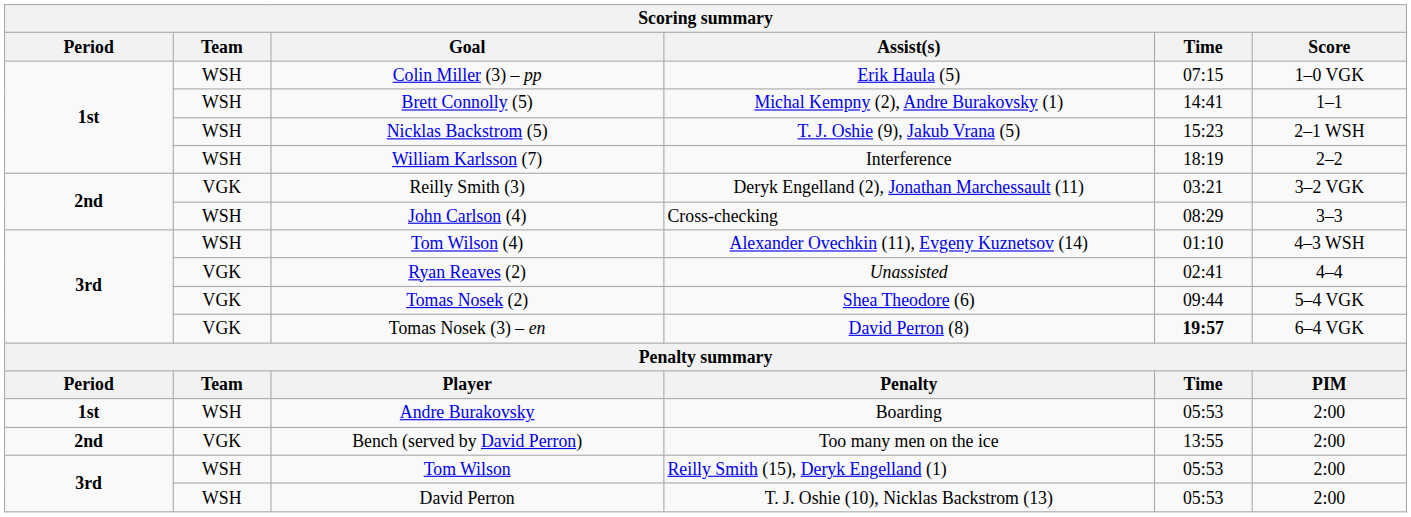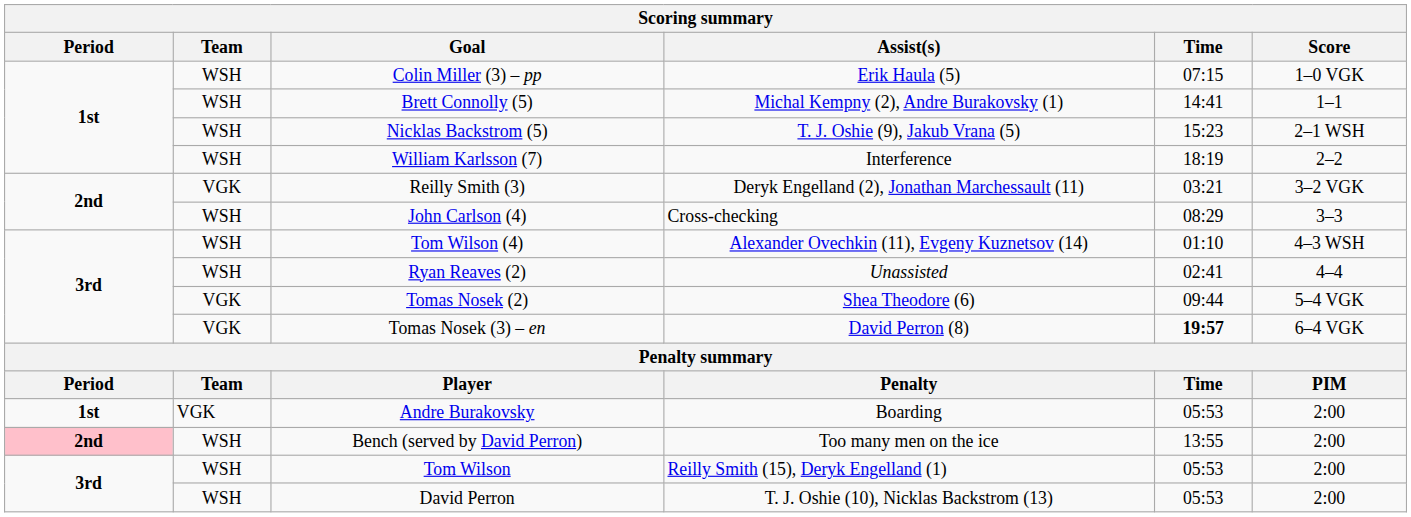(222, 272) VGK -> (222, 272) WSH
(222, 412) WSH -> (196, 412) VGK
(89, 441) no background -> (89, 441) pink background
(222, 441) VGK -> (222, 441) WSH
